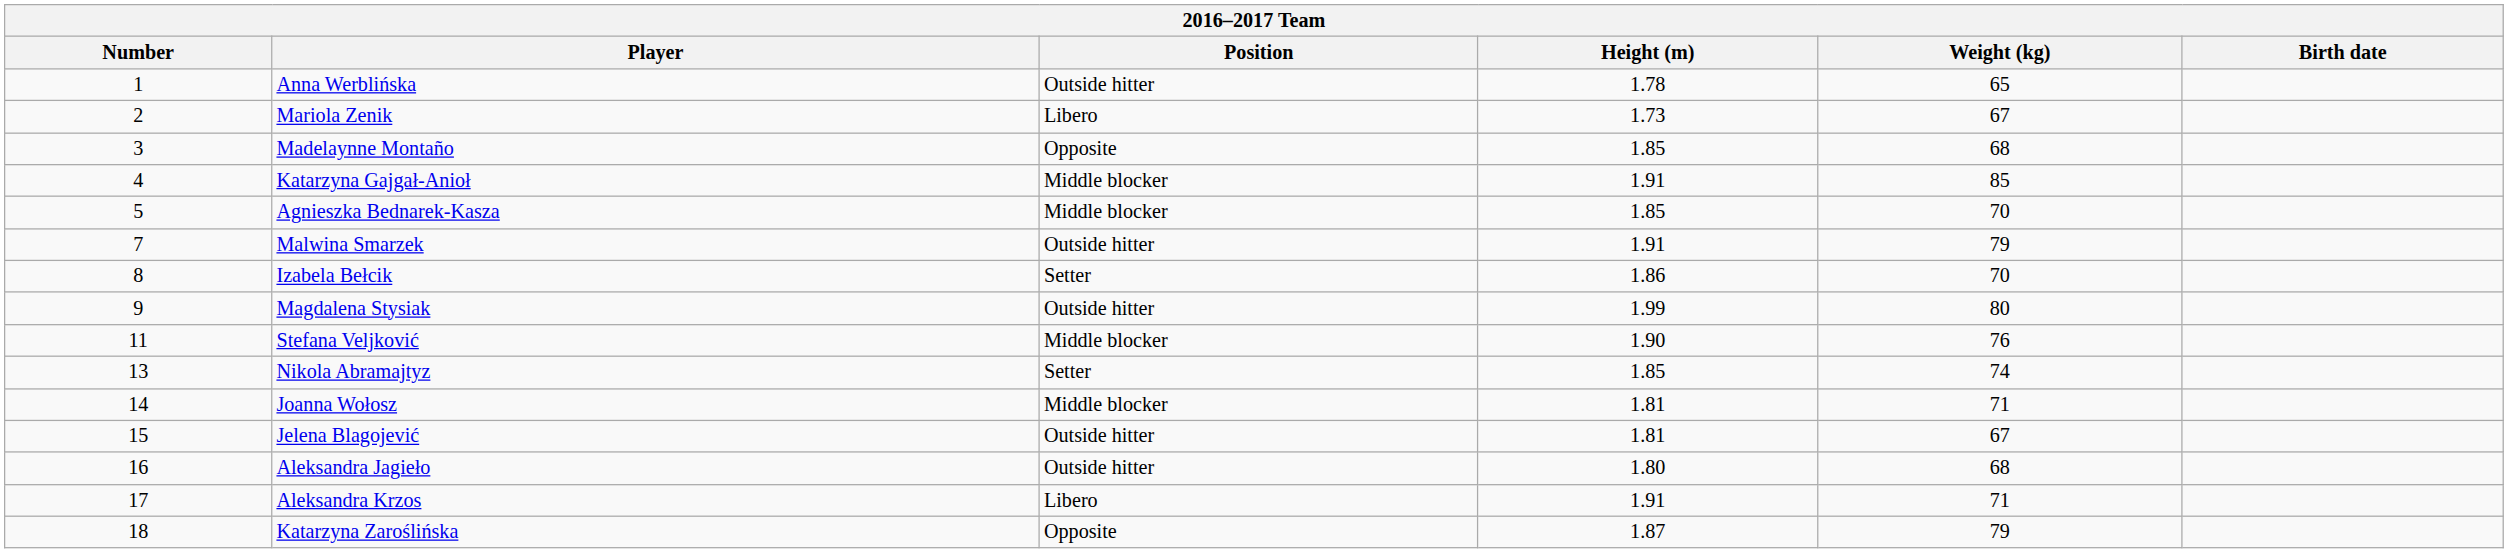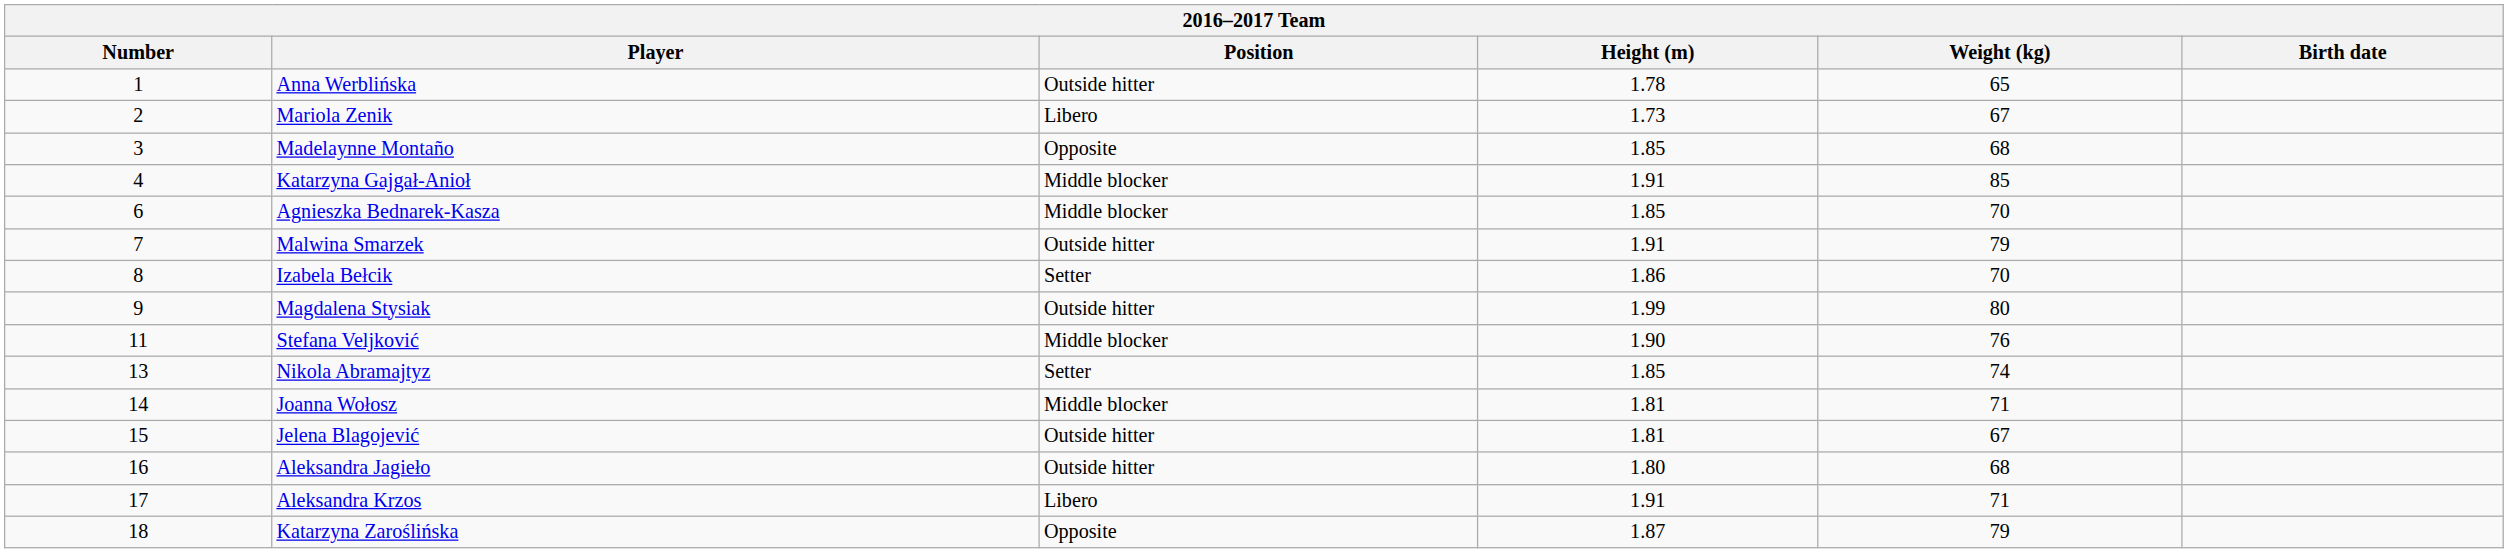(138, 212) 5 -> (138, 212) 6
